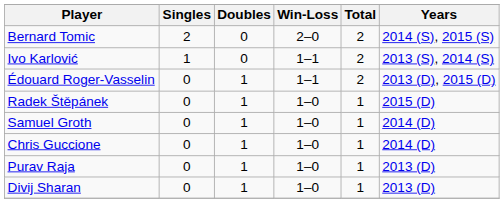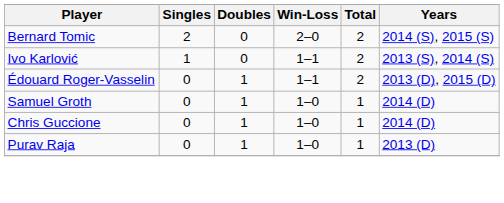- row: (58, 101)
- row: (44, 187)
